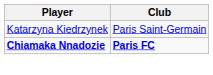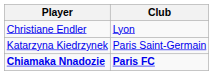+ row: (47, 29)
